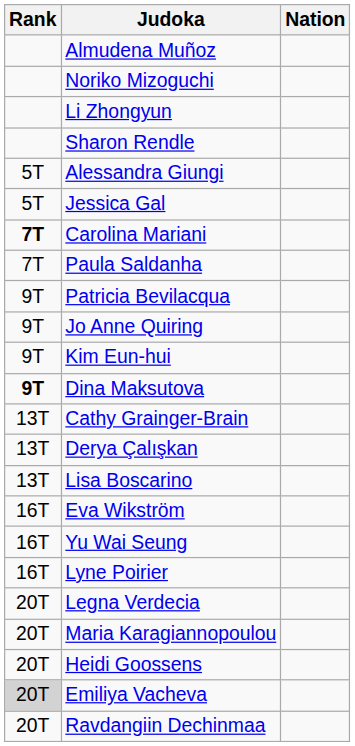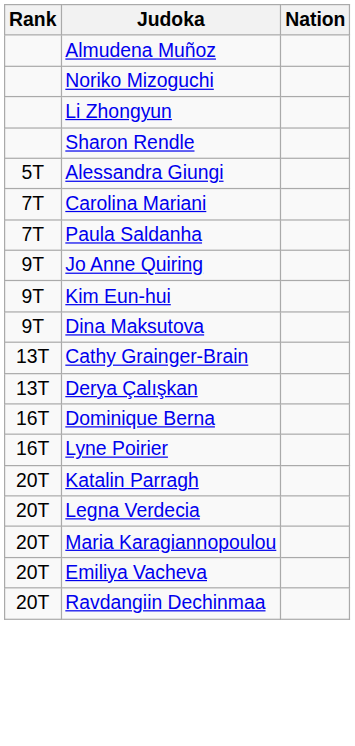- row: (115, 204)
(33, 234) bold -> (33, 204) normal
- row: (148, 296)
(33, 388) bold -> (33, 326) normal
- row: (129, 480)
- row: (125, 511)
+ row: (140, 419)
- row: (126, 541)
+ row: (132, 480)
- row: (134, 664)
(33, 695) lightgrey background -> (33, 572) no background
